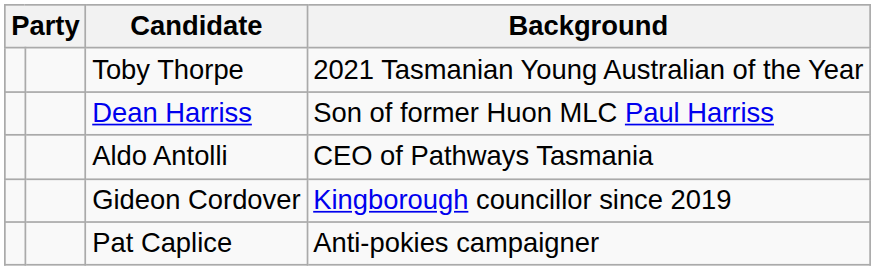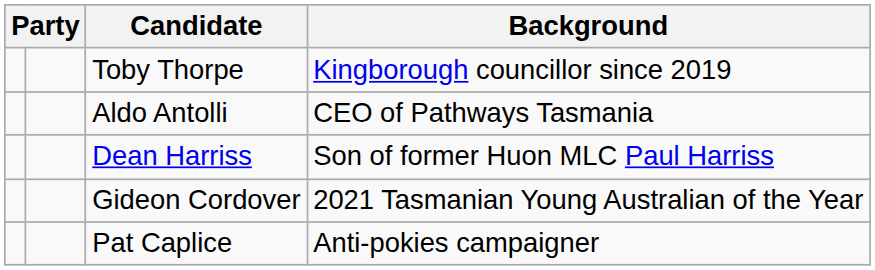(588, 69) 2021 Tasmanian Young Australian of the Year -> (522, 69) Kingborough councillor since 2019
rows swapped: (172, 112) <-> (160, 156)
(522, 199) Kingborough councillor since 2019 -> (588, 199) 2021 Tasmanian Young Australian of the Year
